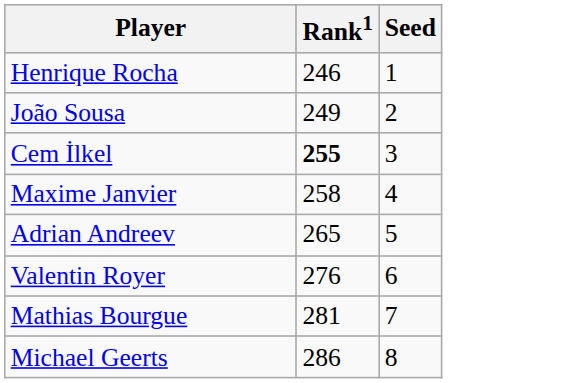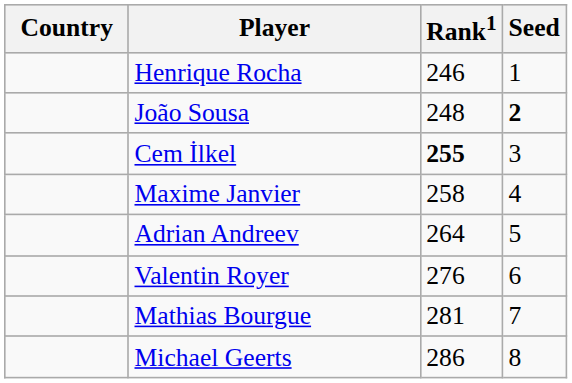+ column: (67, 28)
(322, 112) 249 -> (446, 112) 248
(391, 112) normal -> (515, 112) bold
(322, 234) 265 -> (446, 234) 264
